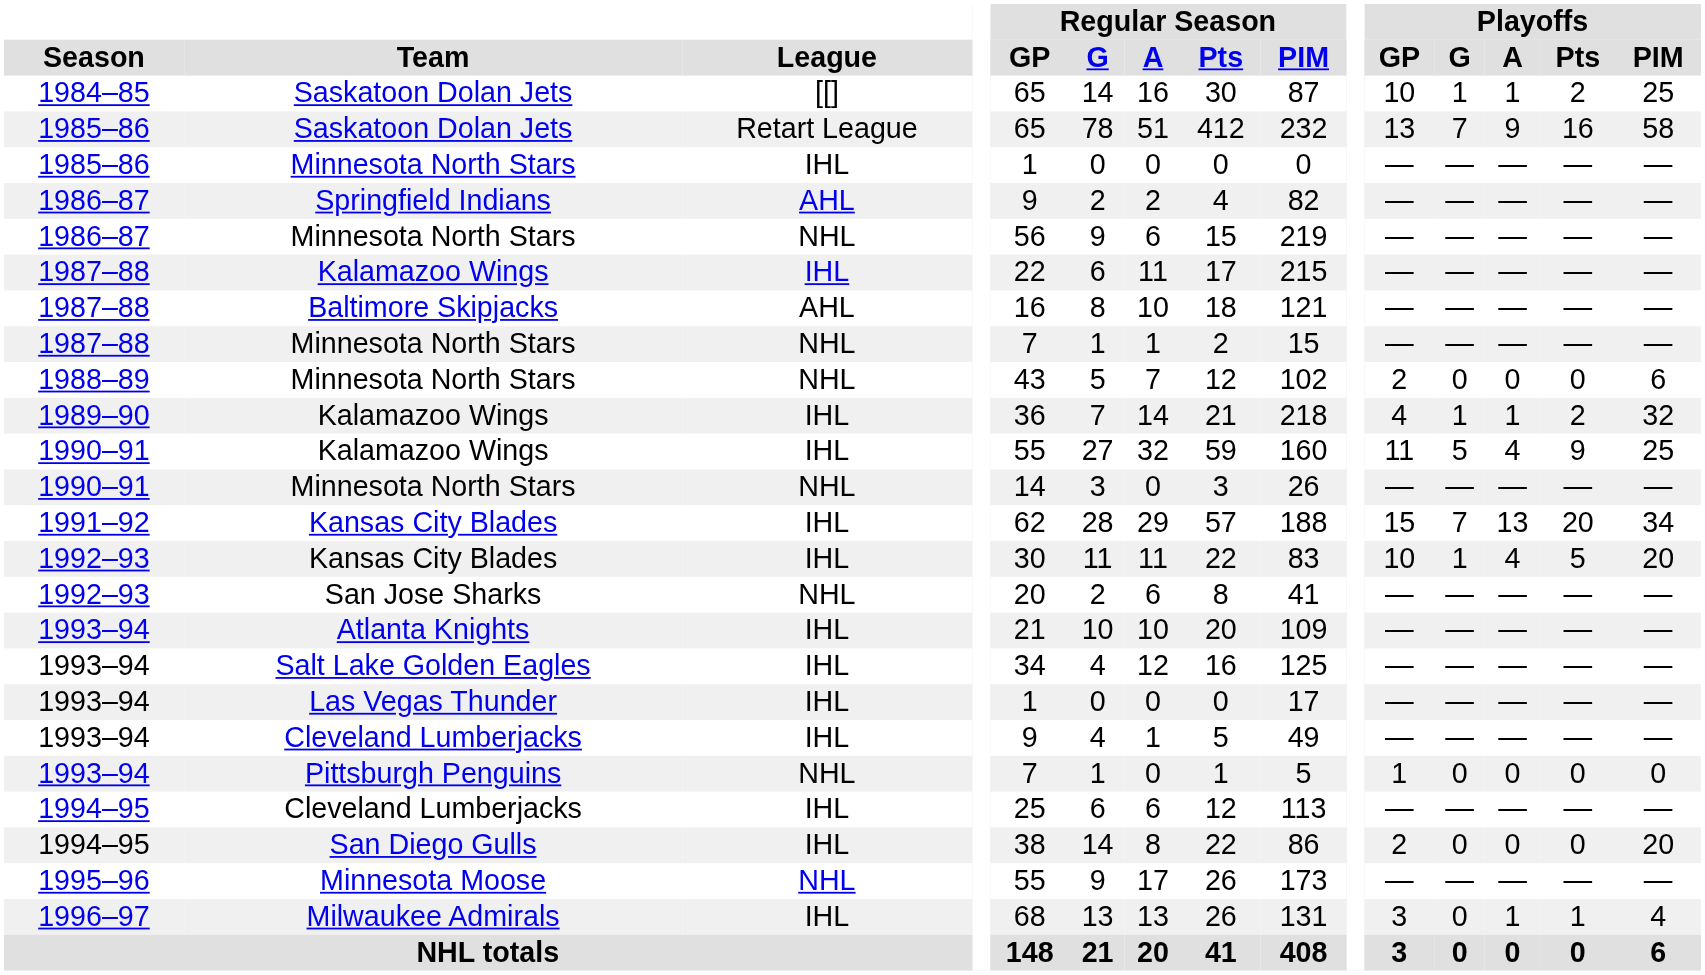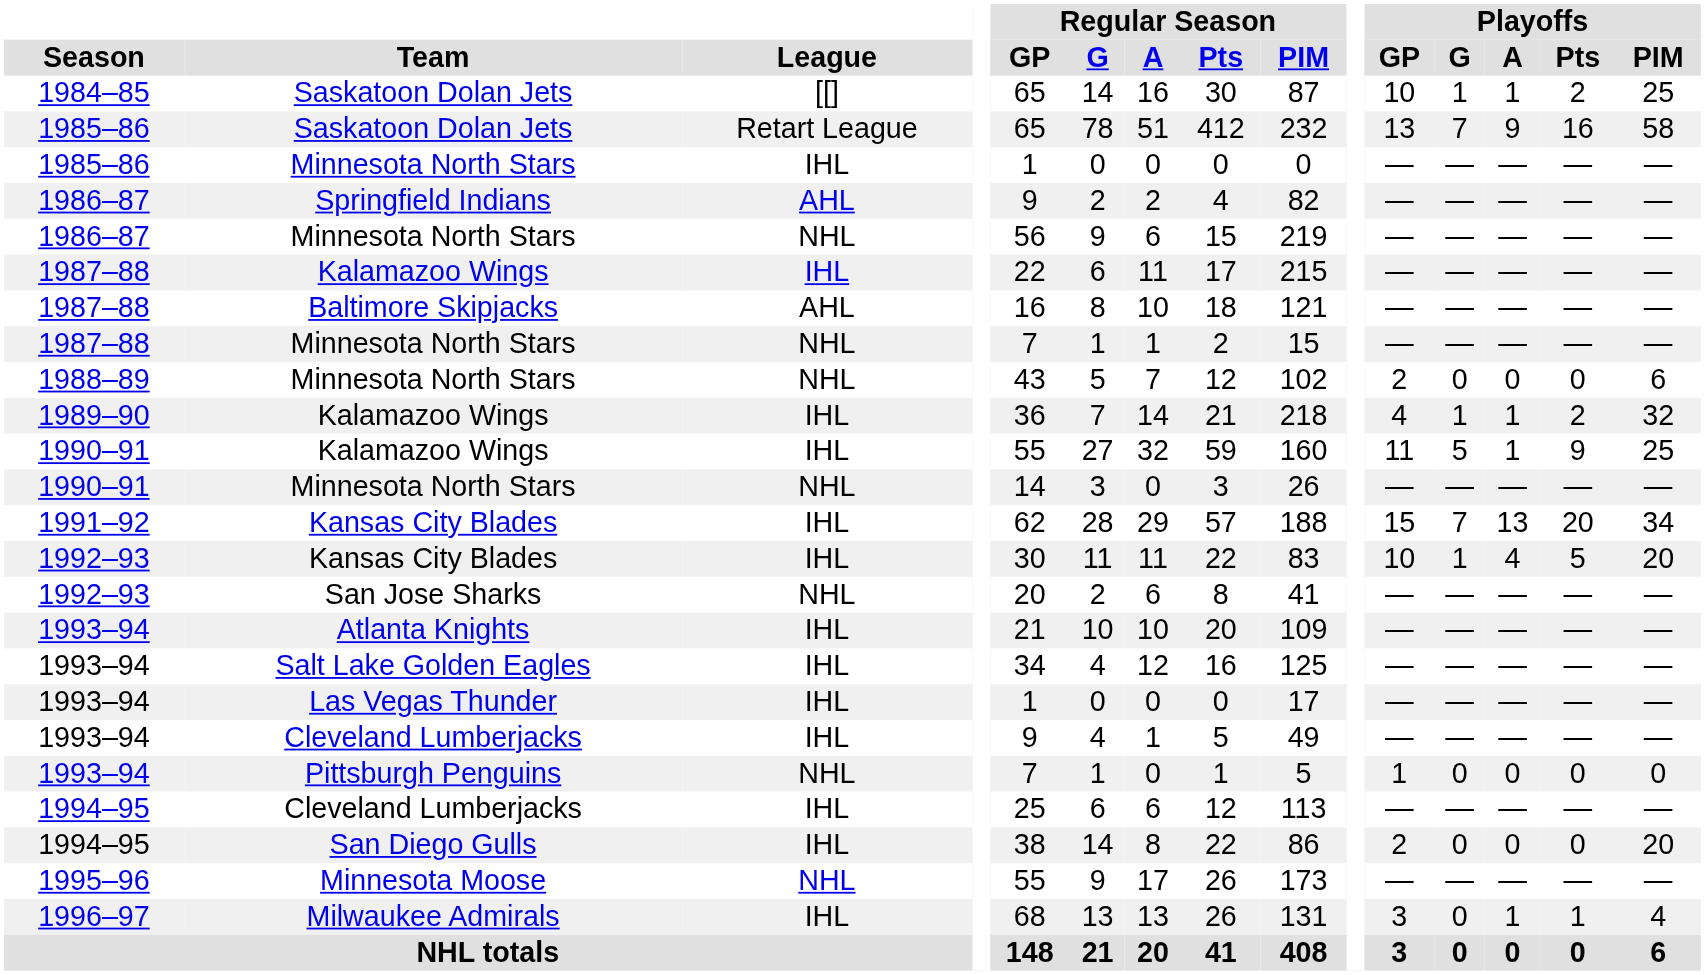(1513, 451) 4 -> (1513, 451) 1
